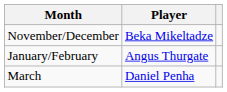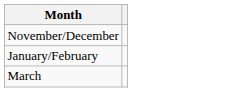- column: (169, 14)
